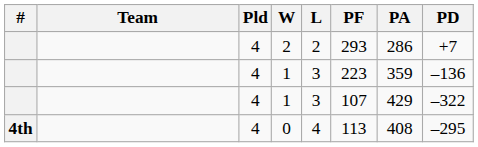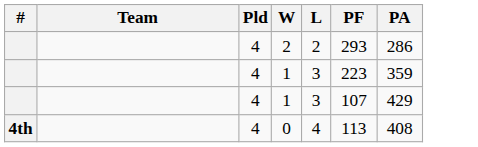- column: (448, 18)
